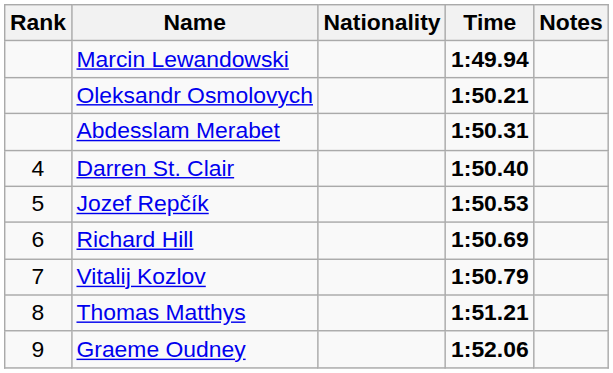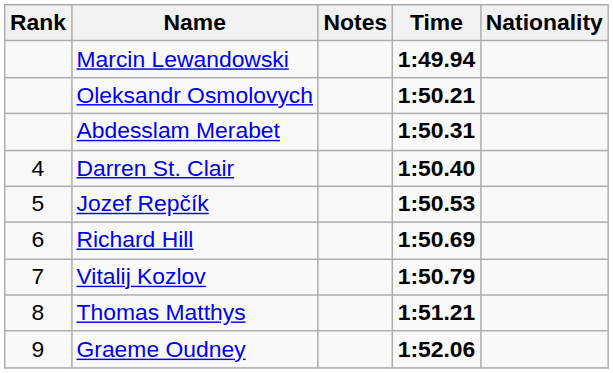columns swapped: (382, 22) <-> (571, 22)
